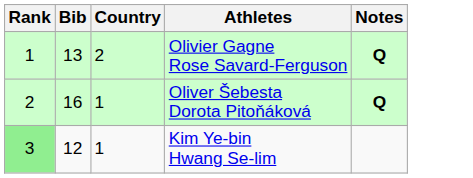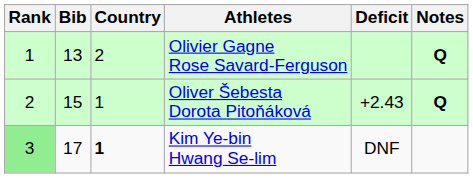+ column: (382, 18)
(73, 102) 16 -> (73, 102) 15
(73, 149) 12 -> (73, 149) 17
(99, 149) normal -> (99, 149) bold
